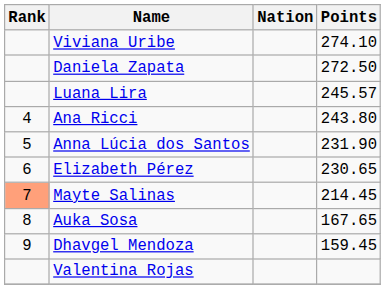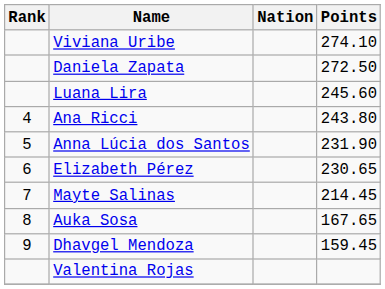(349, 94) 245.57 -> (349, 94) 245.60
(27, 195) lightsalmon background -> (27, 195) no background
